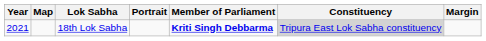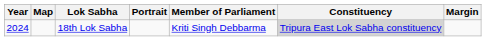(18, 28) 2021 -> (18, 28) 2024
(222, 28) bold -> (219, 28) normal
